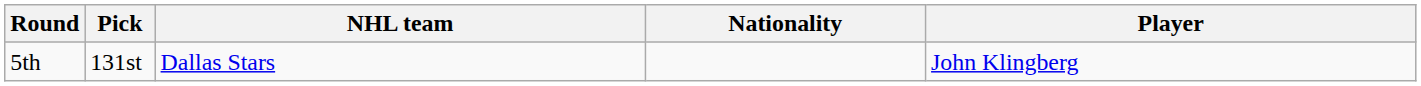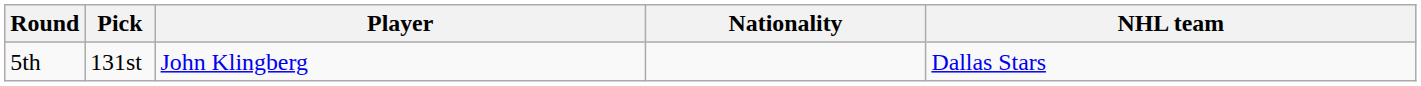columns swapped: (1171, 23) <-> (400, 23)
